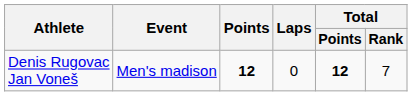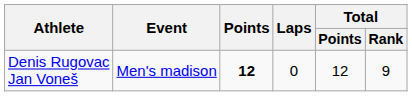(340, 71) bold -> (340, 71) normal
(386, 71) 7 -> (386, 71) 9
